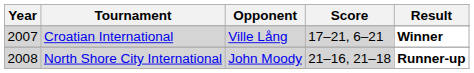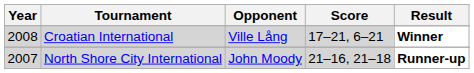(23, 37) 2007 -> (23, 37) 2008
(23, 58) 2008 -> (23, 58) 2007
